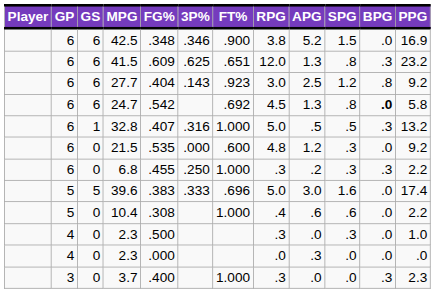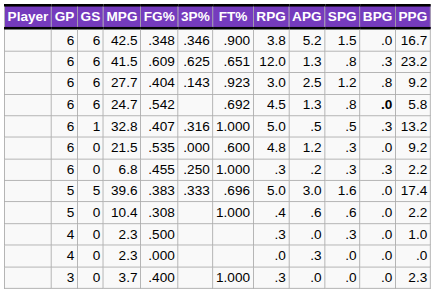(414, 40) 16.9 -> (414, 40) 16.7
(387, 277) .3 -> (387, 277) .0
